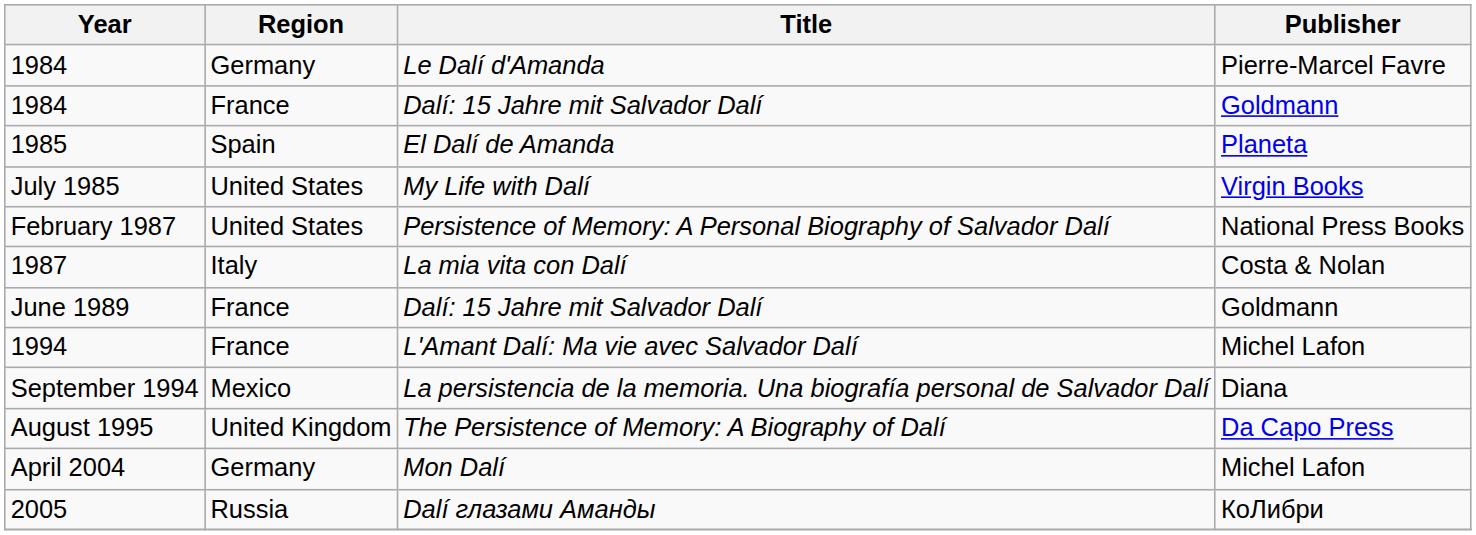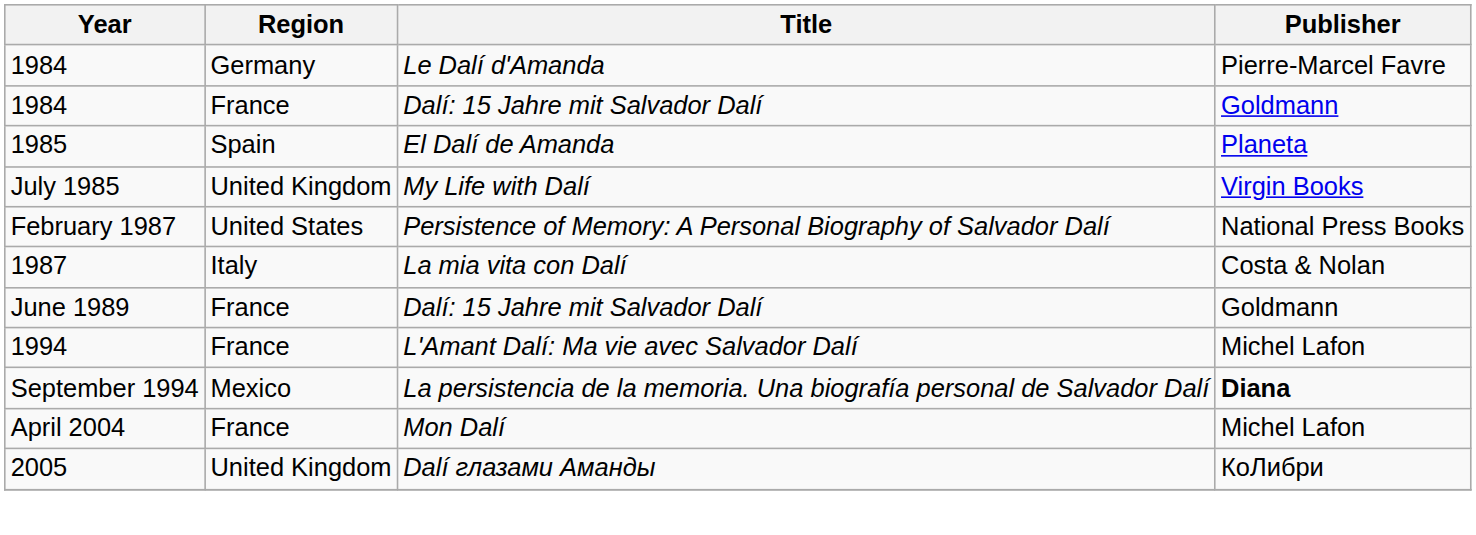(287, 186) United States -> (301, 186) United Kingdom
(1254, 387) normal -> (1256, 387) bold
- row: (82, 428)
(263, 468) Germany -> (250, 428) France
(249, 508) Russia -> (301, 468) United Kingdom
